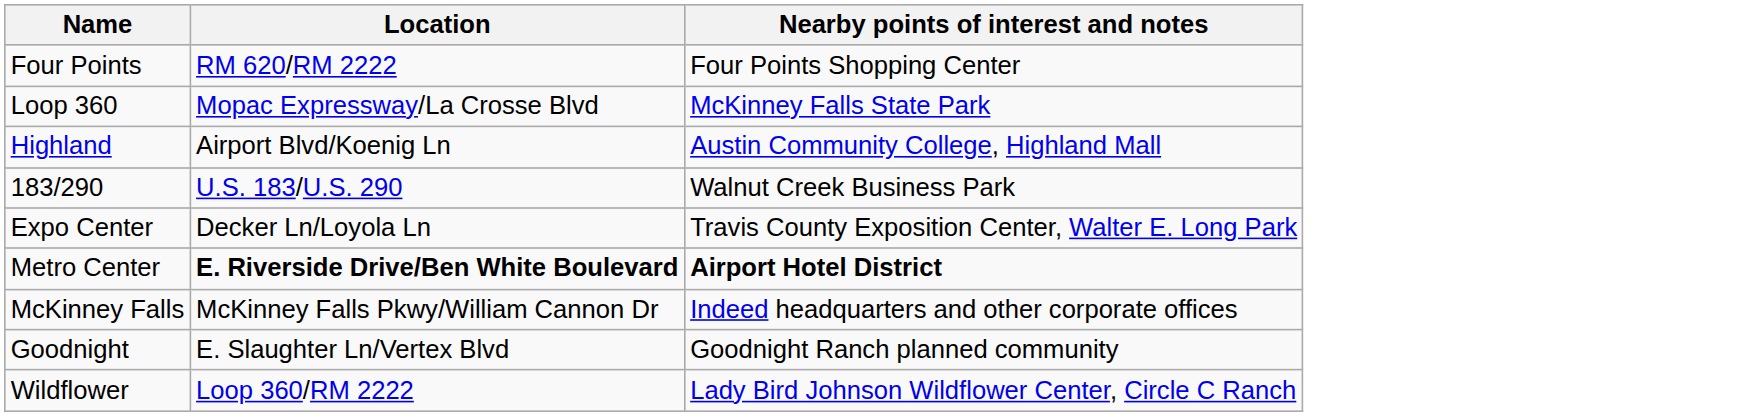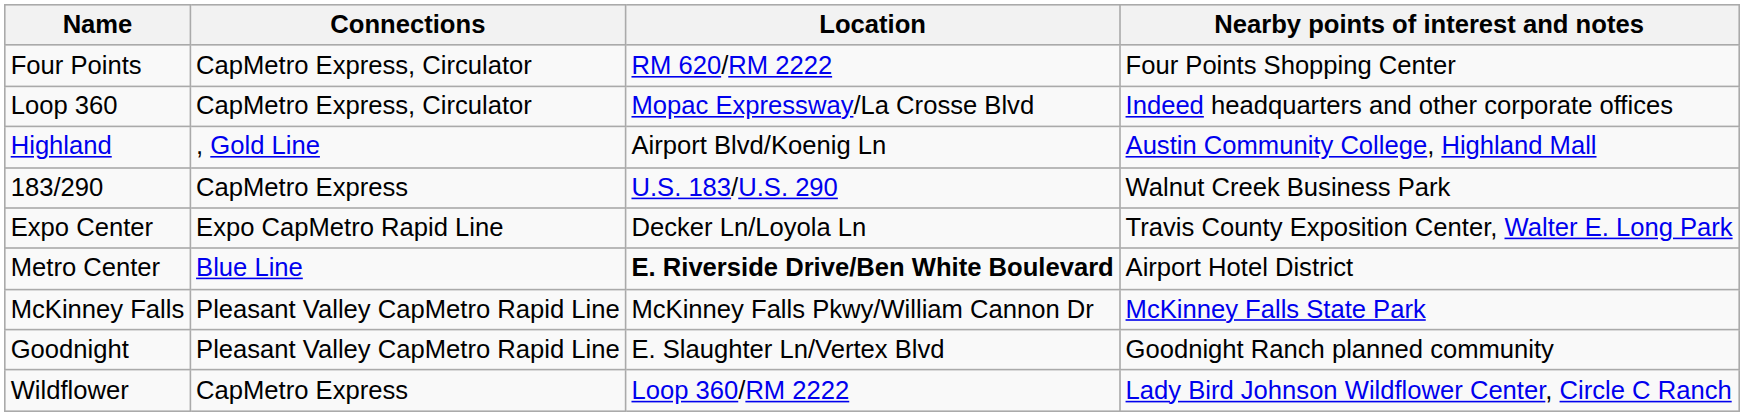+ column: (408, 24)
(840, 106) McKinney Falls State Park -> (1399, 106) Indeed headquarters and other corporate offices
(816, 268) bold -> (1239, 268) normal
(964, 308) Indeed headquarters and other corporate offices -> (1276, 308) McKinney Falls State Park
